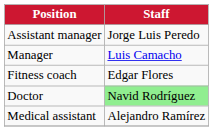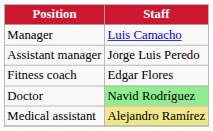rows swapped: (30, 55) <-> (54, 34)
(156, 116) no background -> (156, 116) khaki background
